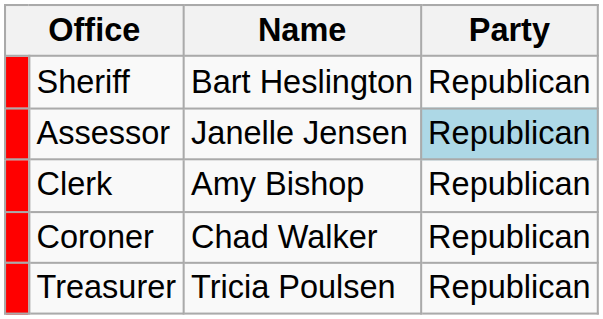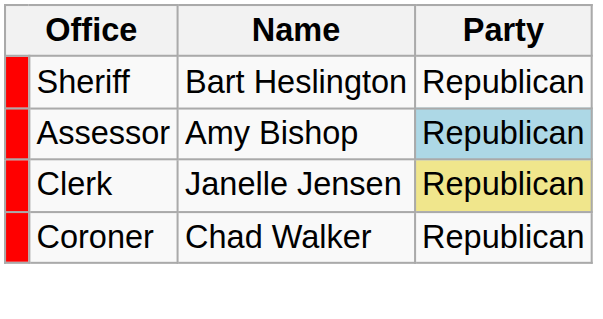(299, 133) Janelle Jensen -> (272, 133) Amy Bishop
(278, 184) Amy Bishop -> (293, 184) Janelle Jensen
(509, 184) no background -> (503, 184) khaki background
- row: (106, 287)
